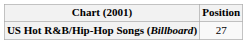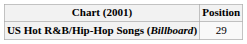(221, 30) 27 -> (221, 30) 29
